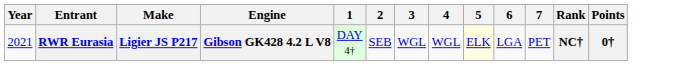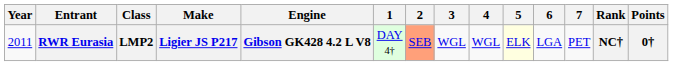+ column: (136, 14)
(20, 42) 2021 -> (20, 42) 2011
(380, 42) no background -> (420, 42) lightsalmon background
